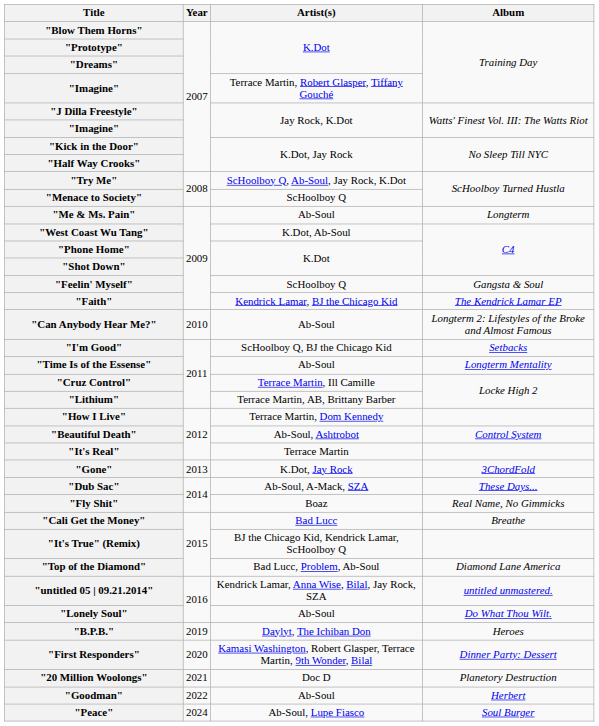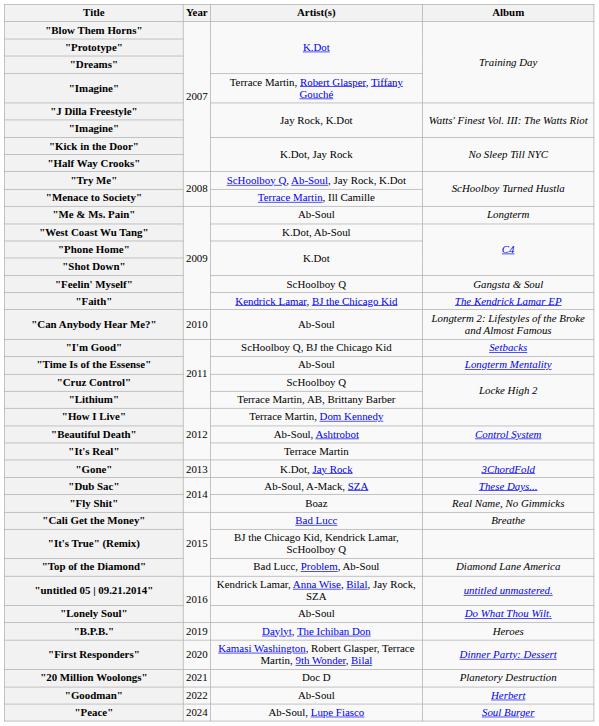(316, 197) ScHoolboy Q -> (316, 197) Terrace Martin, Ill Camille
(316, 382) Terrace Martin, Ill Camille -> (316, 382) ScHoolboy Q
